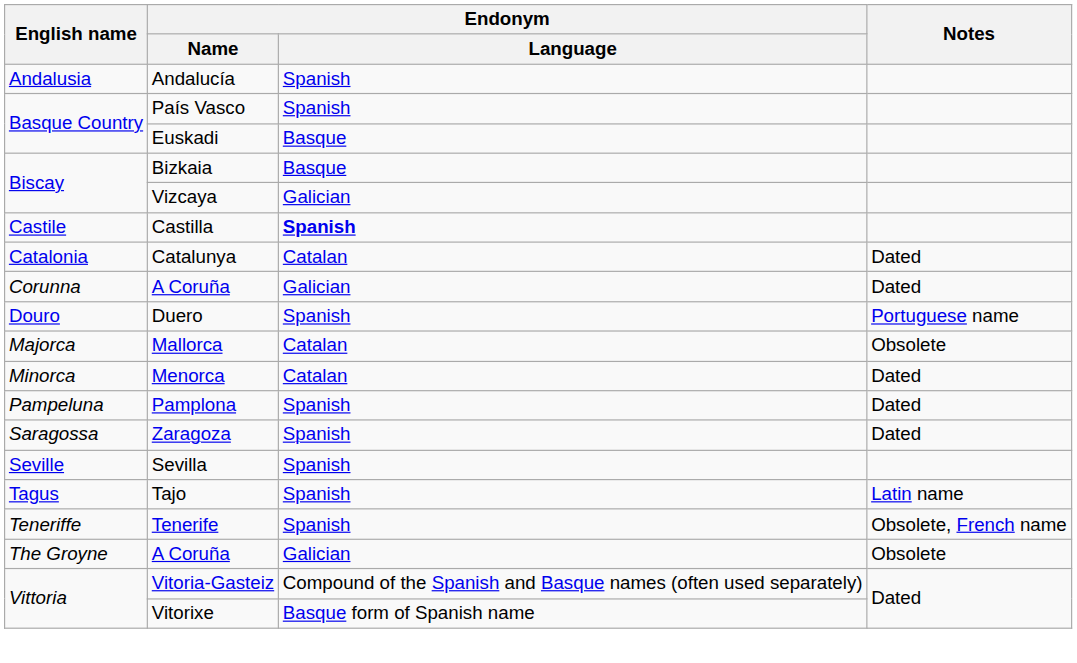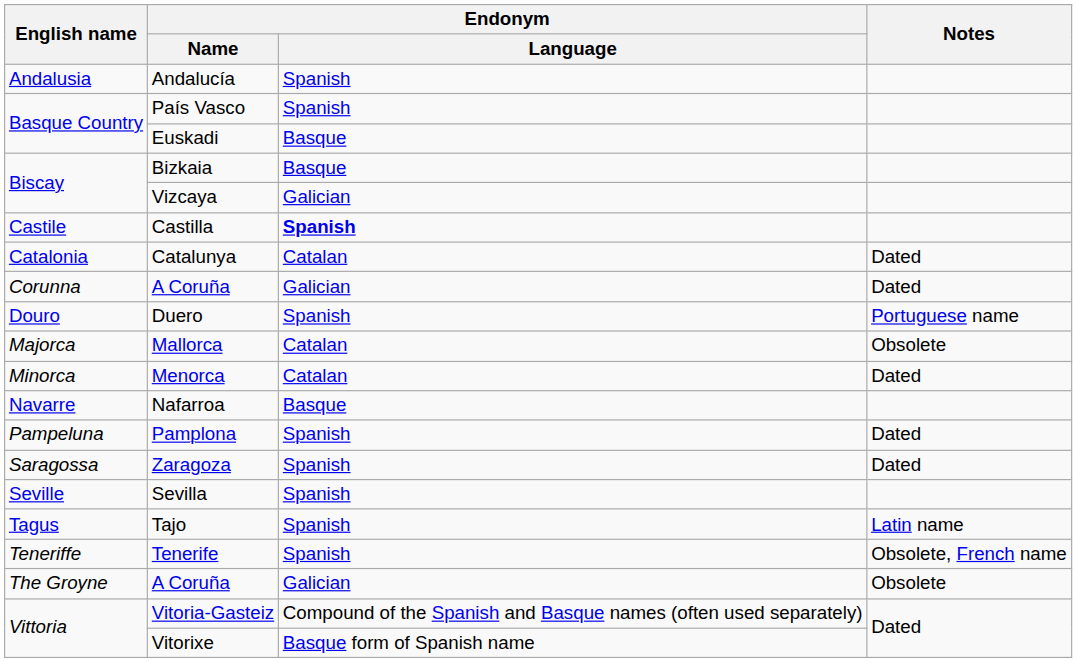+ row: (42, 405)
